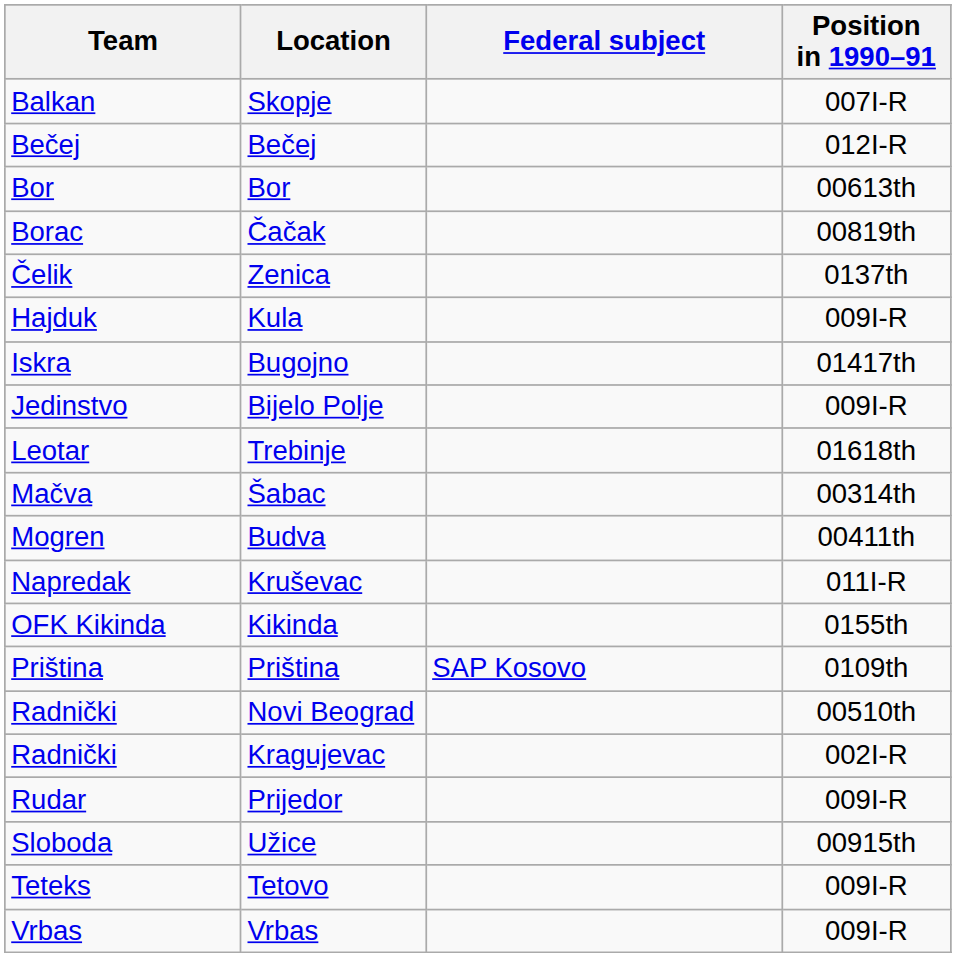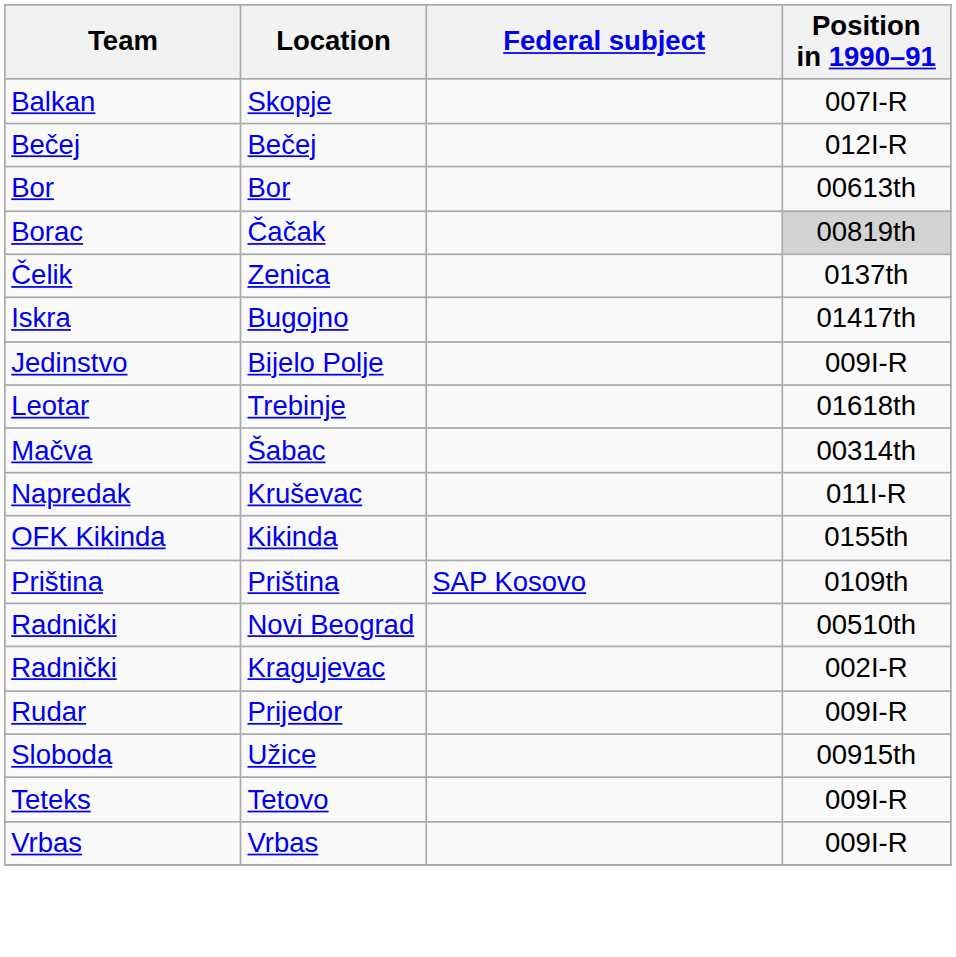(866, 231) no background -> (866, 231) lightgrey background
- row: (275, 319)
- row: (287, 537)
